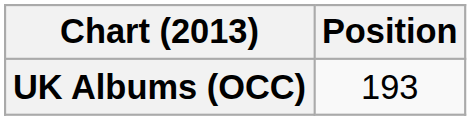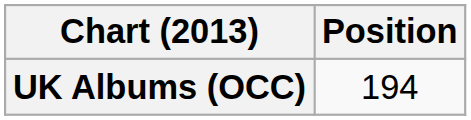(390, 86) 193 -> (390, 86) 194
